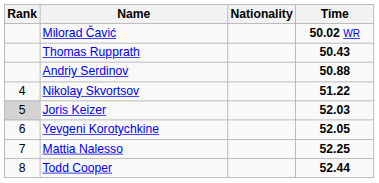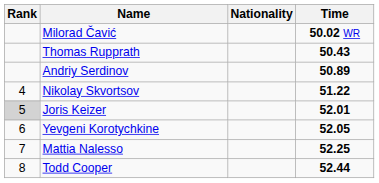(335, 71) 50.88 -> (335, 71) 50.89
(335, 110) 52.03 -> (335, 110) 52.01
